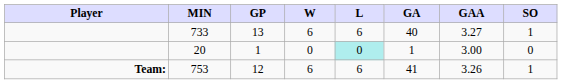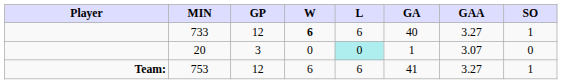(258, 32) 13 -> (258, 32) 12
(310, 32) normal -> (310, 32) bold
(258, 50) 1 -> (258, 50) 3
(472, 50) 3.00 -> (472, 50) 3.07
(472, 69) 3.26 -> (472, 69) 3.27
